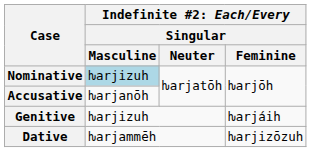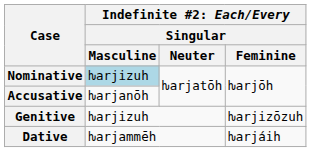(254, 116) ƕarjáih -> (266, 116) ƕarjizōzuh
(266, 137) ƕarjizōzuh -> (254, 137) ƕarjáih
